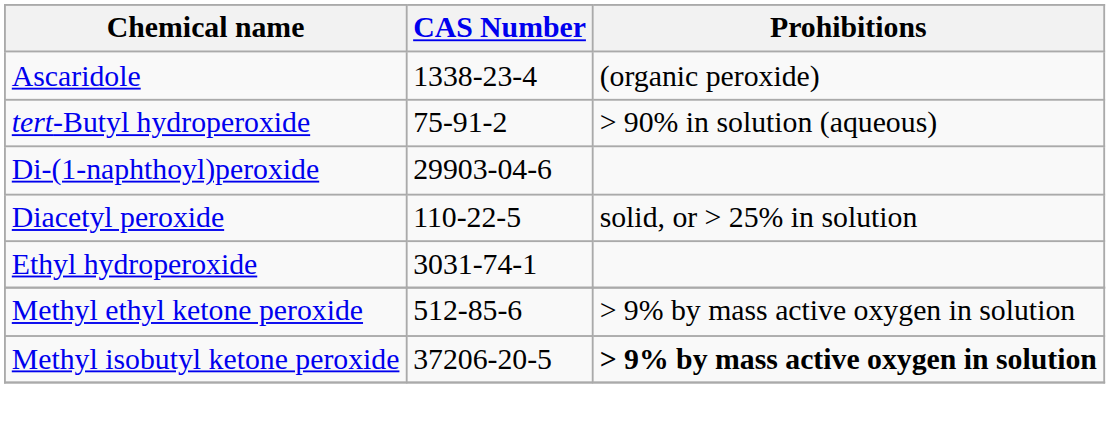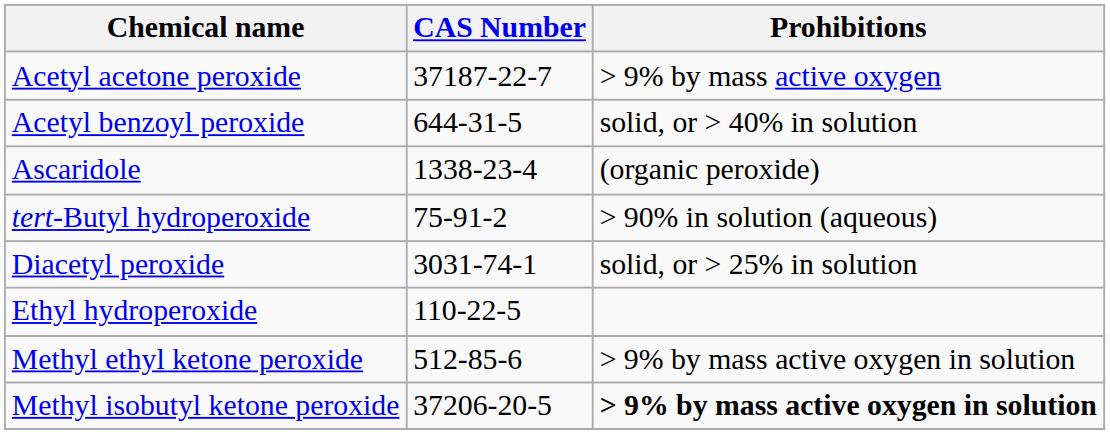+ row: (156, 75)
+ row: (158, 122)
- row: (166, 169)
(467, 216) 110-22-5 -> (475, 264) 3031-74-1
(475, 264) 3031-74-1 -> (467, 311) 110-22-5
